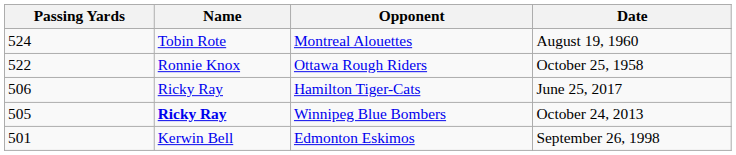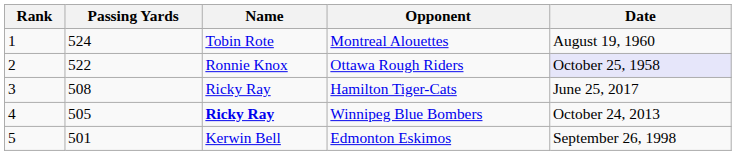+ column: (34, 16)
(590, 65) no background -> (606, 65) lavender background
(20, 89) 506 -> (80, 89) 508
